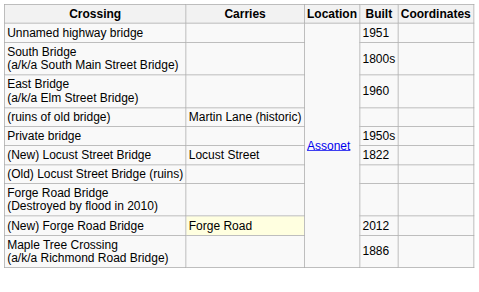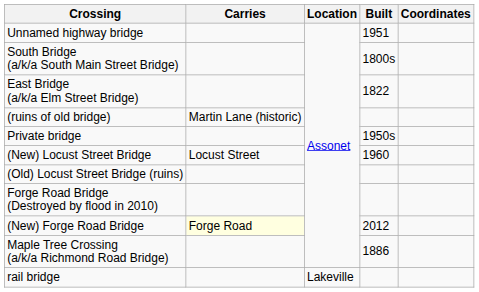(376, 91) 1960 -> (376, 91) 1822
(376, 155) 1822 -> (376, 155) 1960
+ row: (33, 277)
